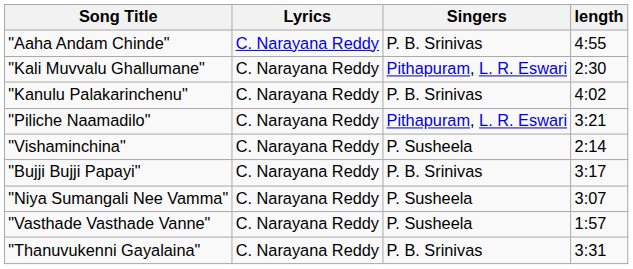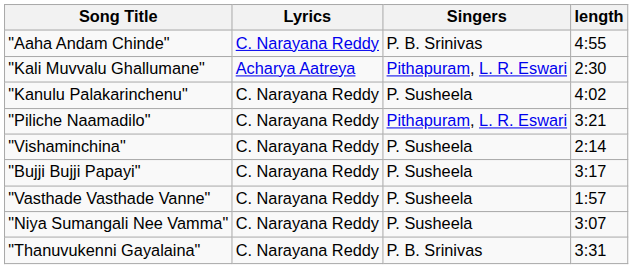(307, 69) C. Narayana Reddy -> (296, 69) Acharya Aatreya
(434, 95) P. B. Srinivas -> (429, 95) P. Susheela
(434, 172) P. B. Srinivas -> (429, 172) P. Susheela
rows swapped: (118, 198) <-> (109, 224)
